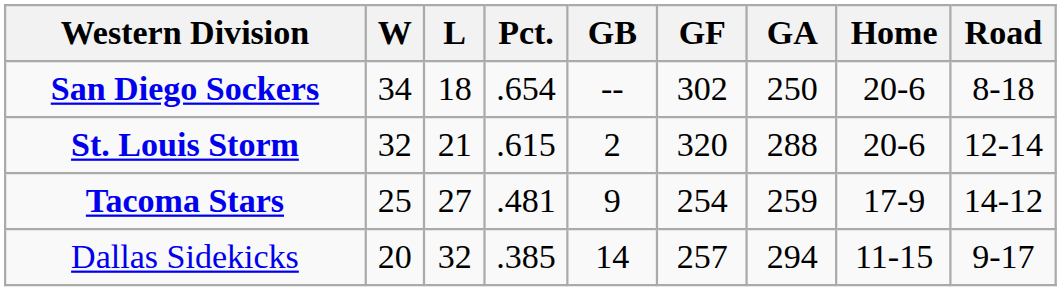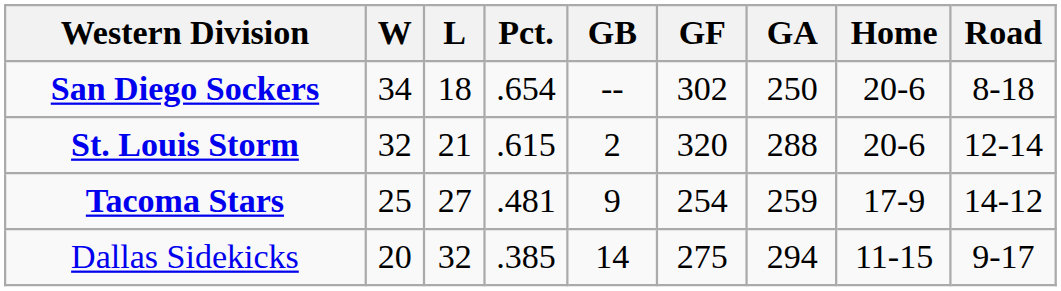(702, 257) 257 -> (702, 257) 275
